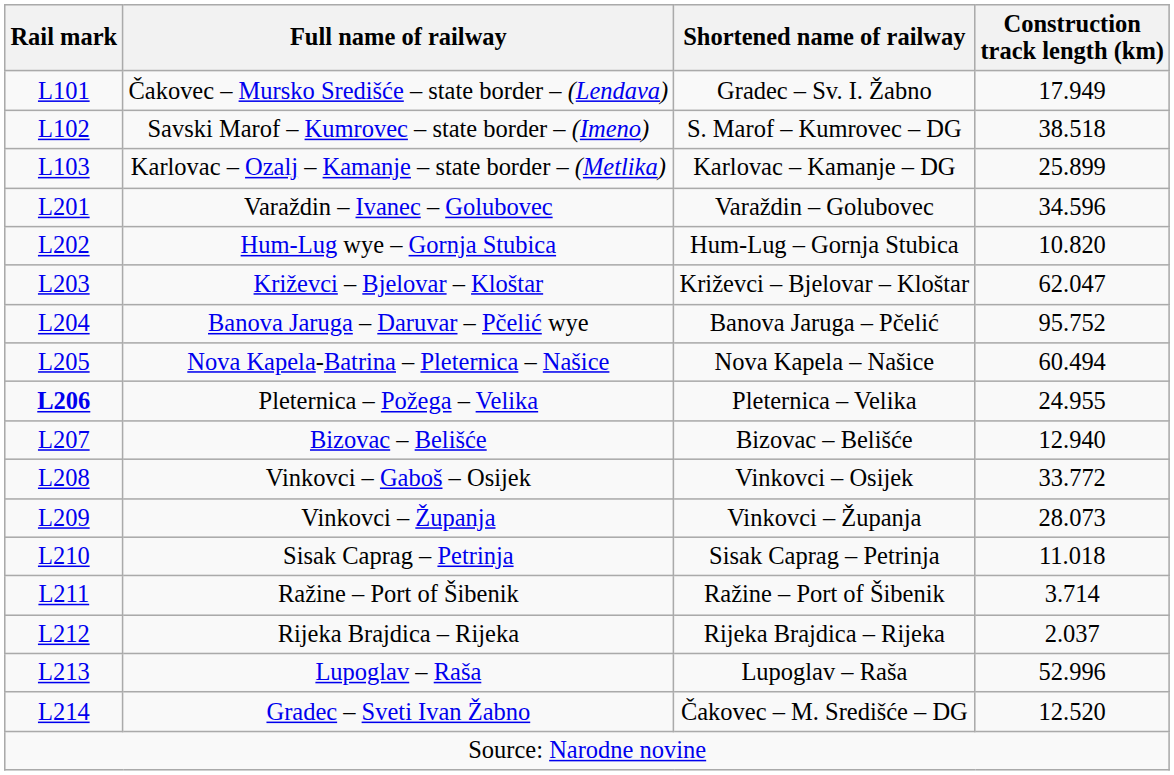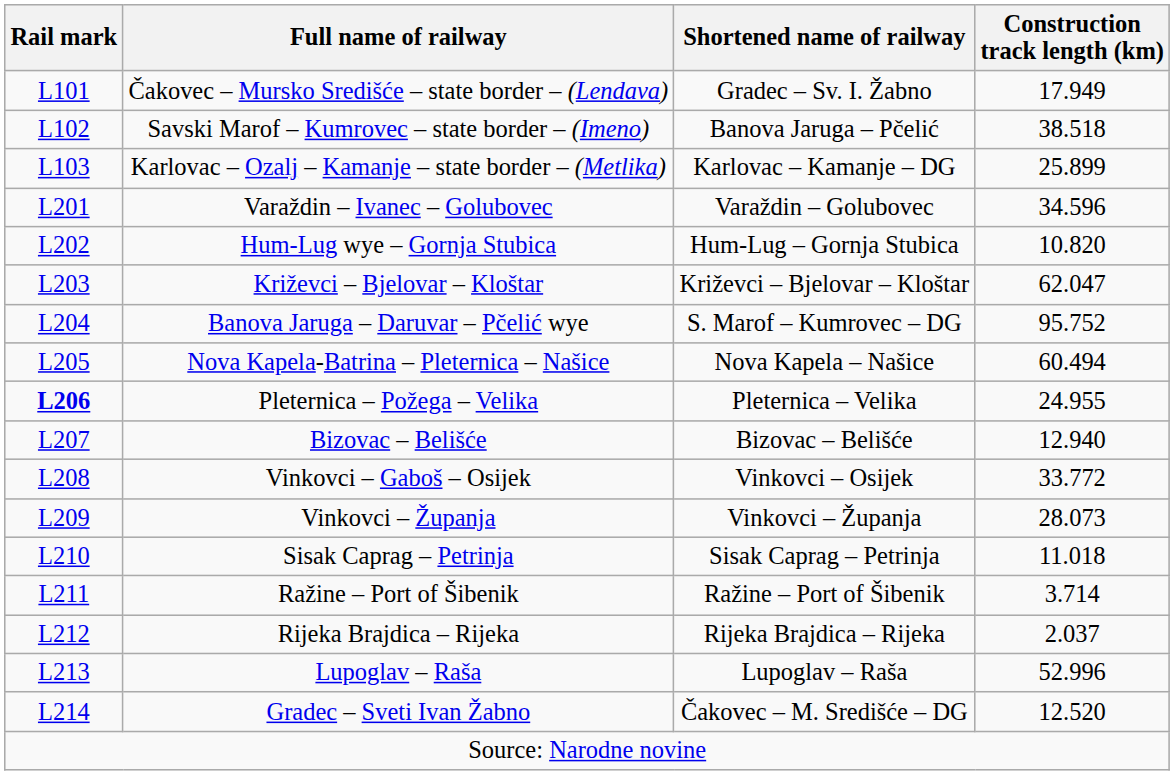(824, 129) S. Marof – Kumrovec – DG -> (824, 129) Banova Jaruga – Pčelić
(824, 323) Banova Jaruga – Pčelić -> (824, 323) S. Marof – Kumrovec – DG
